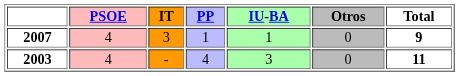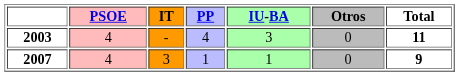rows swapped: (38, 59) <-> (38, 37)
